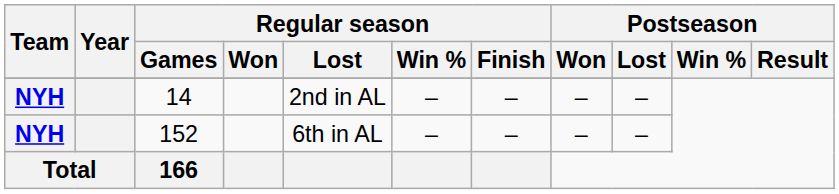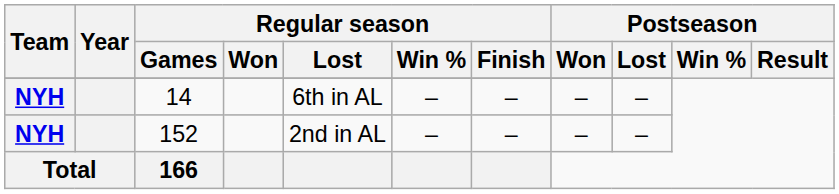(337, 97) 2nd in AL -> (337, 97) 6th in AL
(337, 134) 6th in AL -> (337, 134) 2nd in AL
